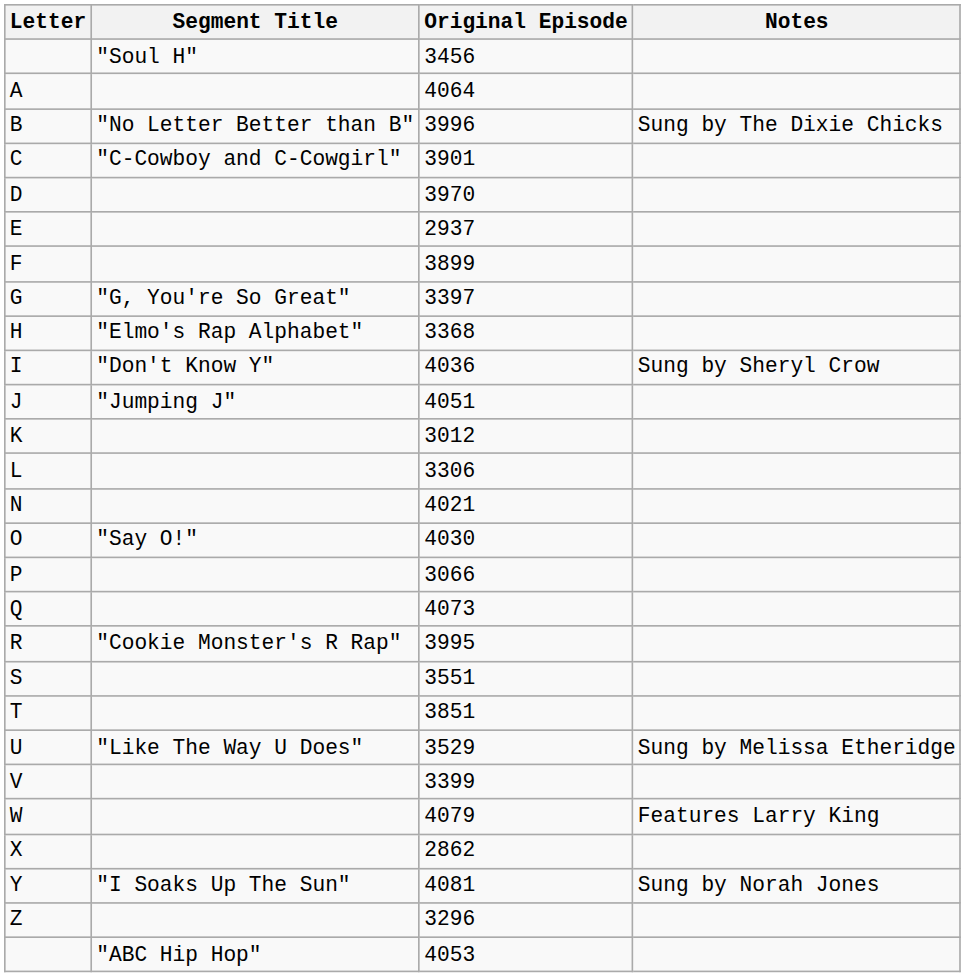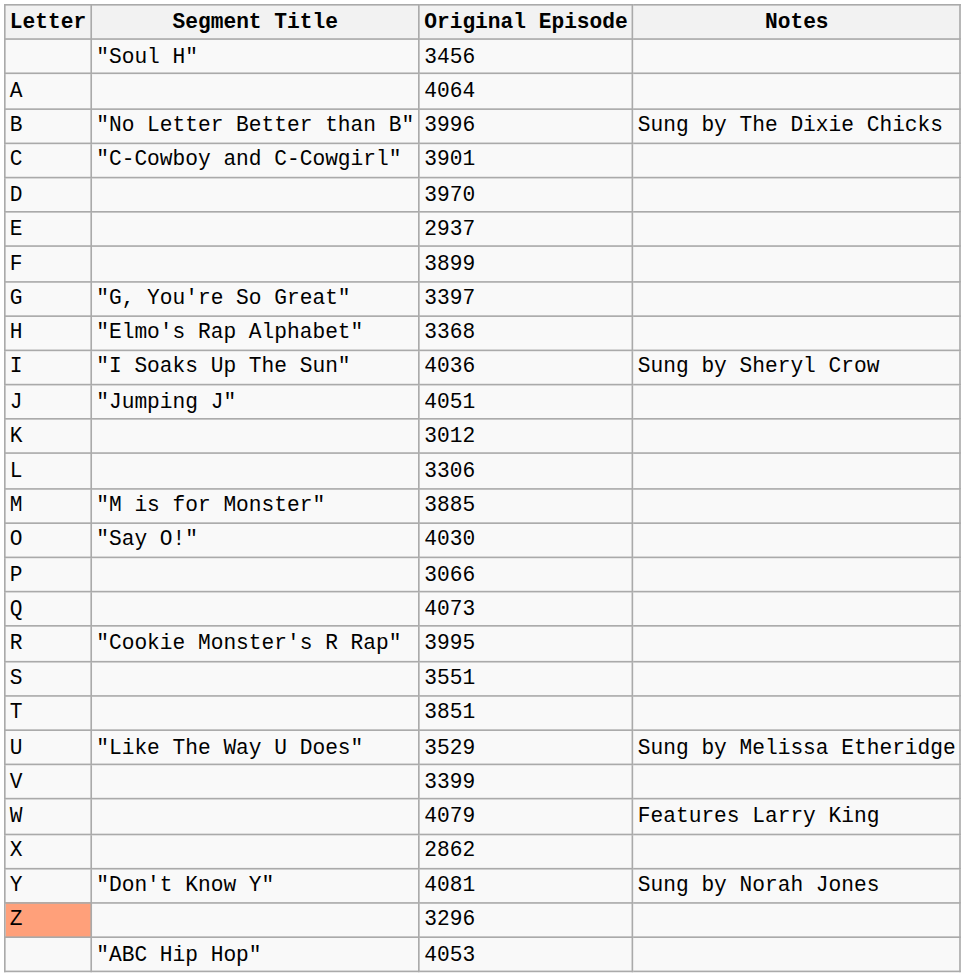(185, 367) "Don't Know Y" -> (223, 367) "I Soaks Up The Sun"
+ row: (450, 506)
- row: (450, 506)
(223, 885) "I Soaks Up The Sun" -> (185, 885) "Don't Know Y"
(16, 920) no background -> (16, 920) lightsalmon background
